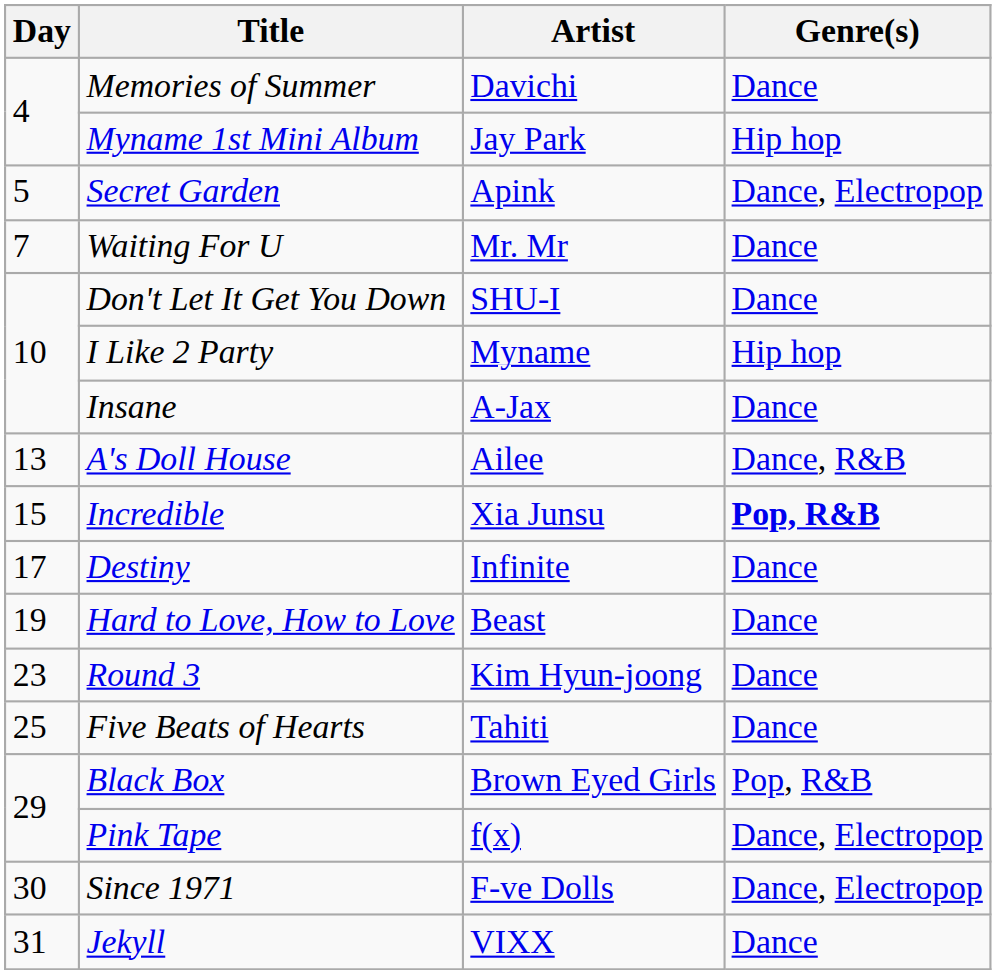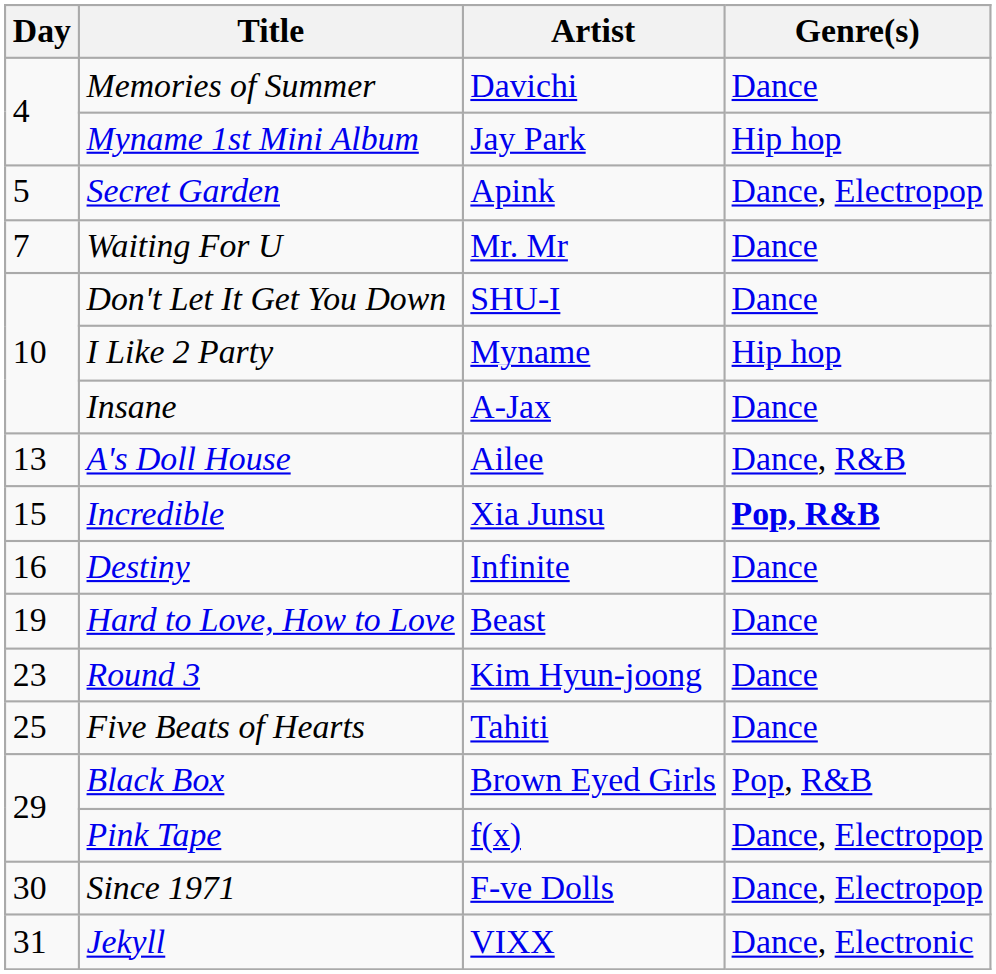(30, 566) 17 -> (30, 566) 16
(775, 941) Dance -> (853, 941) Dance, Electronic
